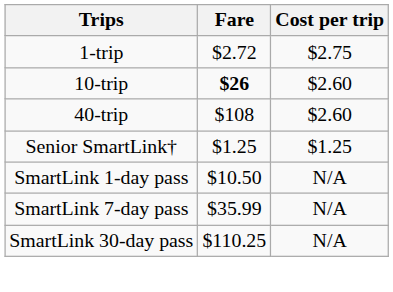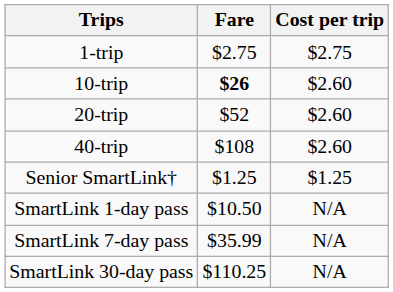(234, 51) $2.72 -> (234, 51) $2.75
+ row: (101, 114)
